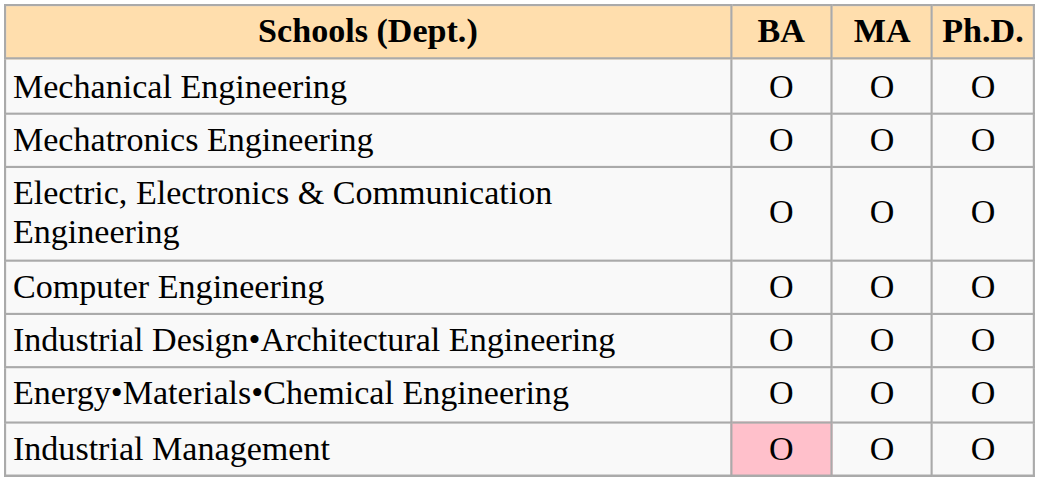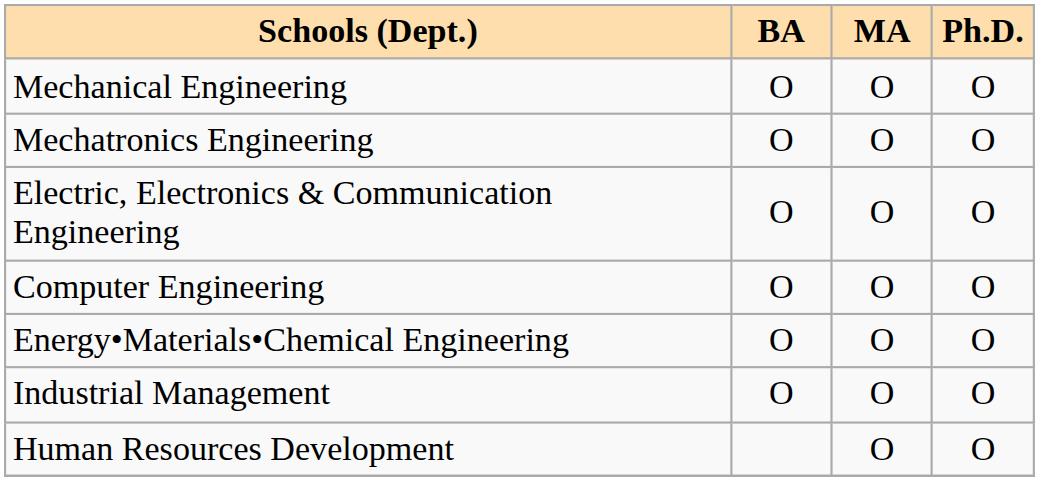- row: (314, 340)
(781, 448) pink background -> (781, 394) no background
+ row: (233, 448)
